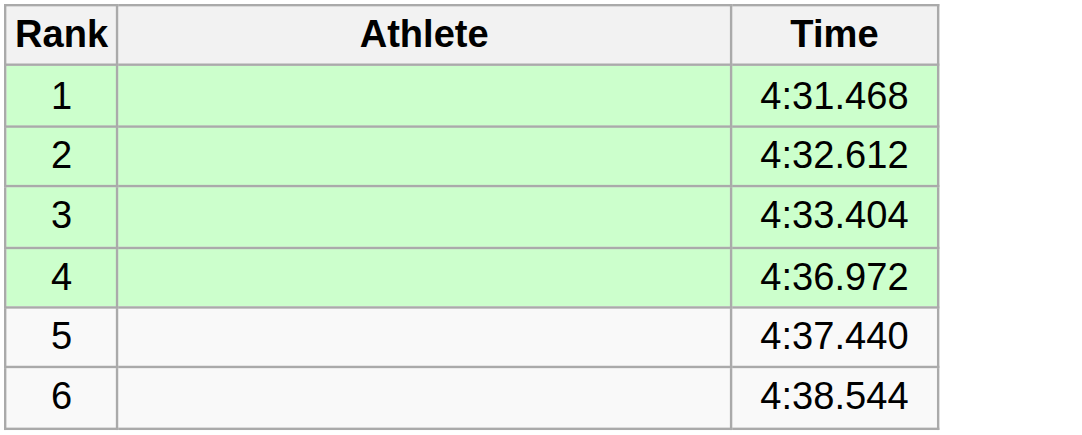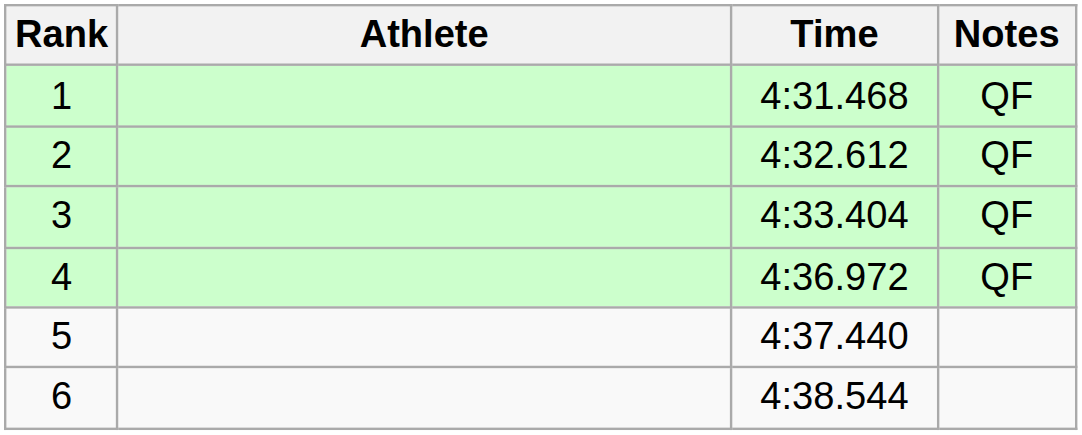+ column: (1007, 34)
